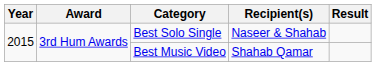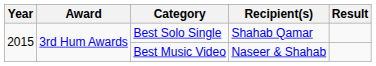(279, 33) Naseer & Shahab -> (272, 33) Shahab Qamar
(272, 52) Shahab Qamar -> (279, 52) Naseer & Shahab
